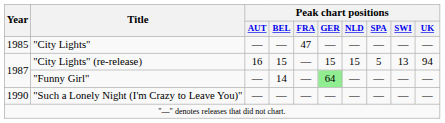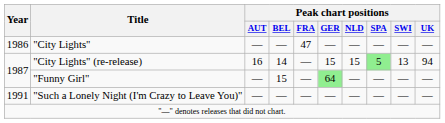(18, 44) 1985 -> (18, 44) 1986
(281, 61) 15 -> (281, 61) 14
(379, 61) no background -> (379, 61) lightgreen background
(281, 78) 14 -> (281, 78) 15
(18, 95) 1990 -> (18, 95) 1991
